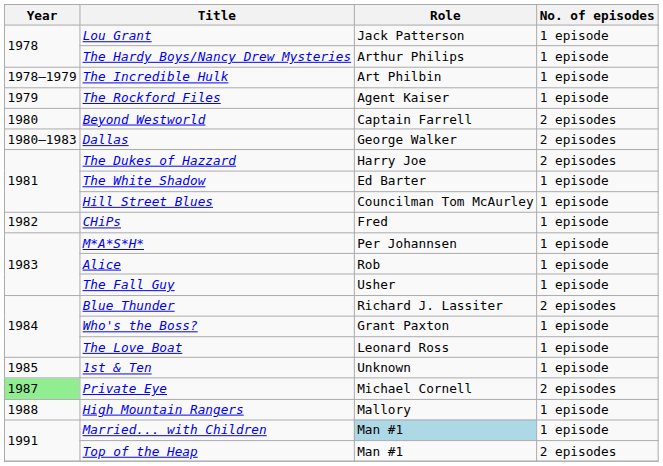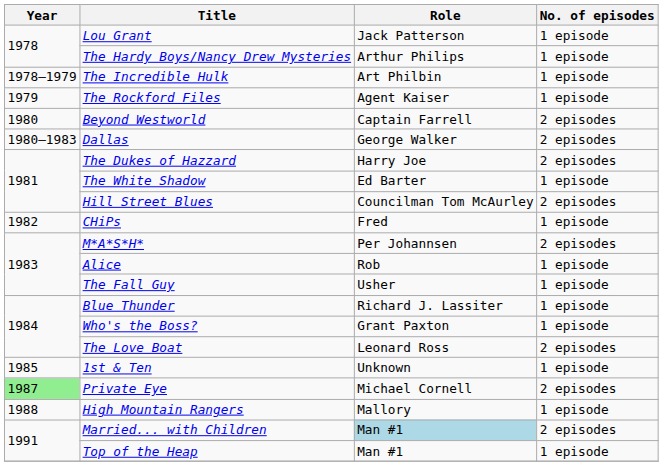(574, 202) 1 episode -> (578, 202) 2 episodes
(574, 243) 1 episode -> (578, 243) 2 episodes
(578, 306) 2 episodes -> (574, 306) 1 episode
(574, 347) 1 episode -> (578, 347) 2 episodes
(574, 430) 1 episode -> (578, 430) 2 episodes
(578, 451) 2 episodes -> (574, 451) 1 episode
